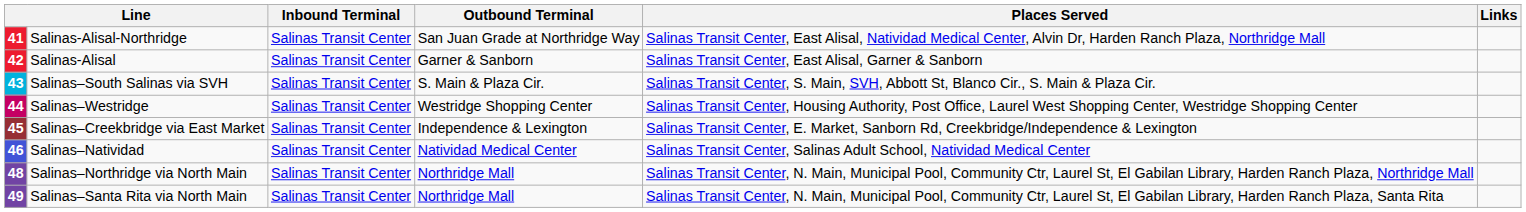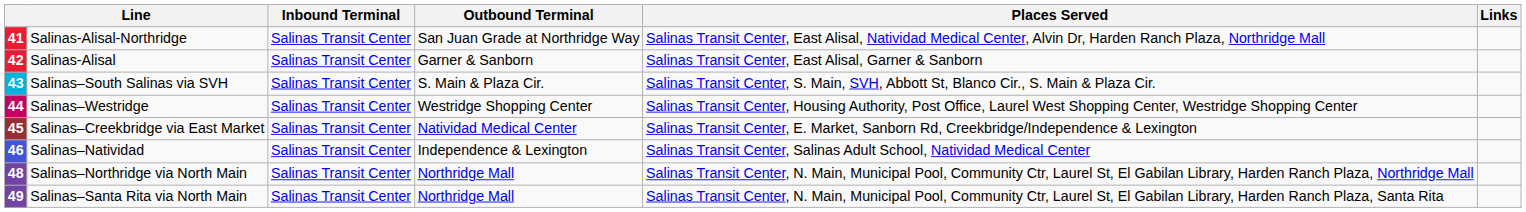(502, 128) Independence & Lexington -> (497, 128) Natividad Medical Center
(497, 151) Natividad Medical Center -> (502, 151) Independence & Lexington
